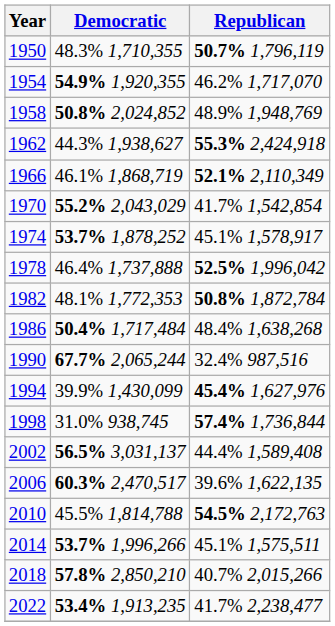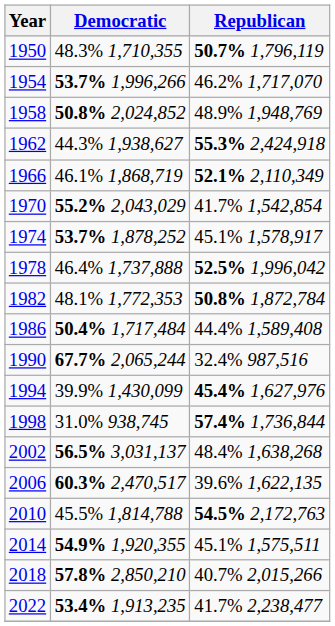(120, 82) 54.9% 1,920,355 -> (120, 82) 53.7% 1,996,266
(258, 328) 48.4% 1,638,268 -> (258, 328) 44.4% 1,589,408
(258, 452) 44.4% 1,589,408 -> (258, 452) 48.4% 1,638,268
(120, 544) 53.7% 1,996,266 -> (120, 544) 54.9% 1,920,355
